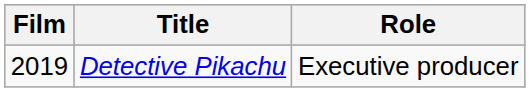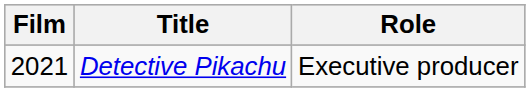(39, 65) 2019 -> (39, 65) 2021
